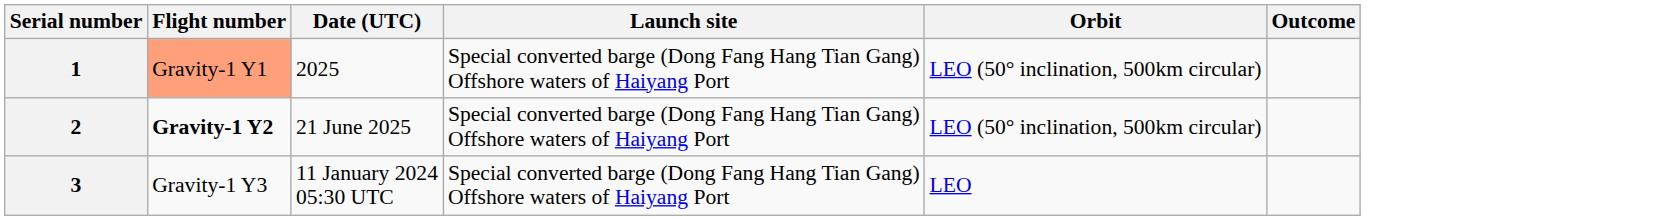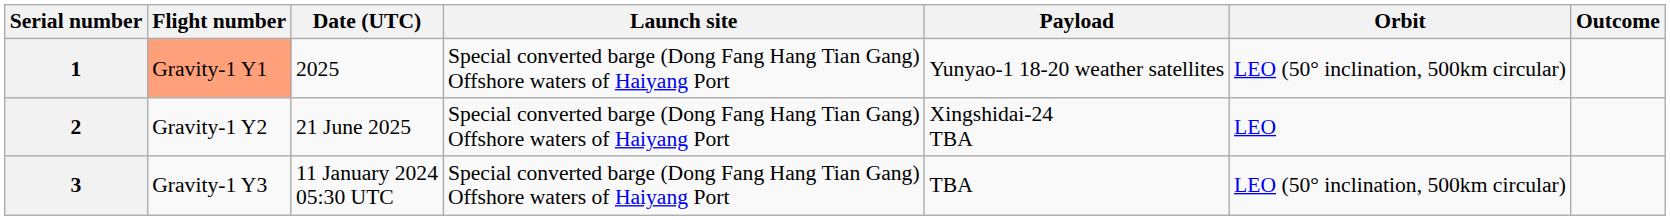+ column: (1077, 21)
(213, 126) bold -> (210, 126) normal
(1096, 126) LEO (50° inclination, 500km circular) -> (1255, 126) LEO
(951, 185) LEO -> (1400, 185) LEO (50° inclination, 500km circular)
